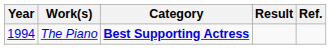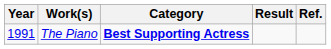(21, 34) 1994 -> (21, 34) 1991
